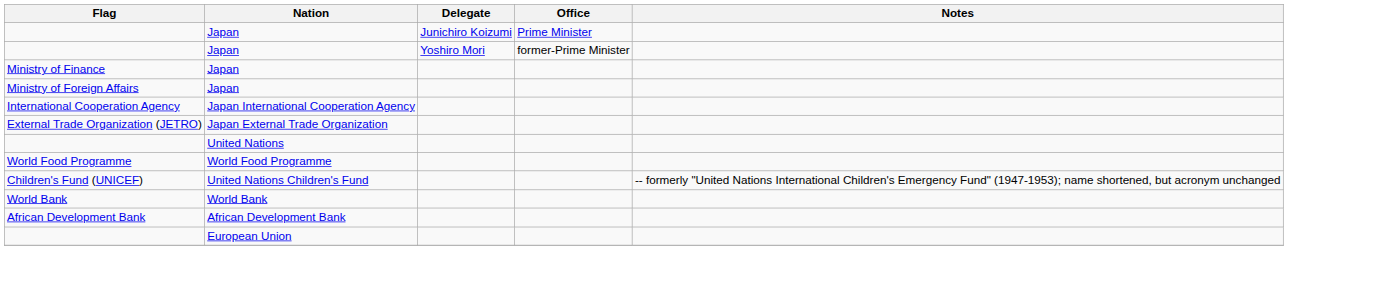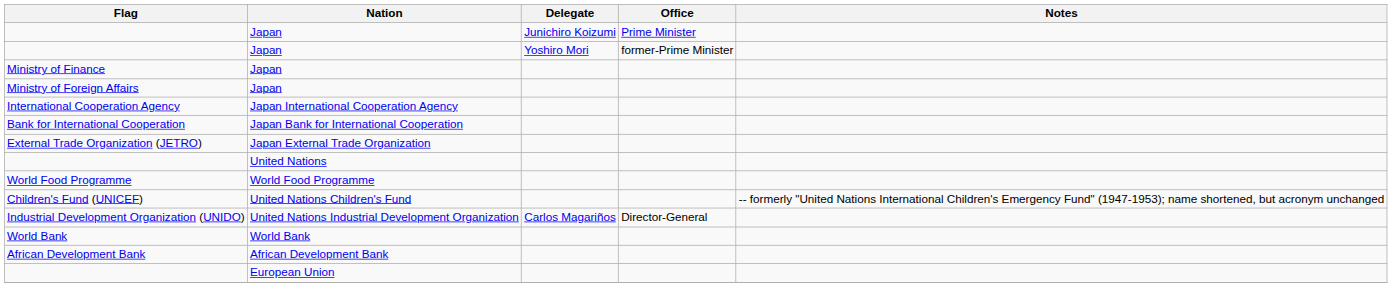+ row: (96, 124)
+ row: (126, 217)
